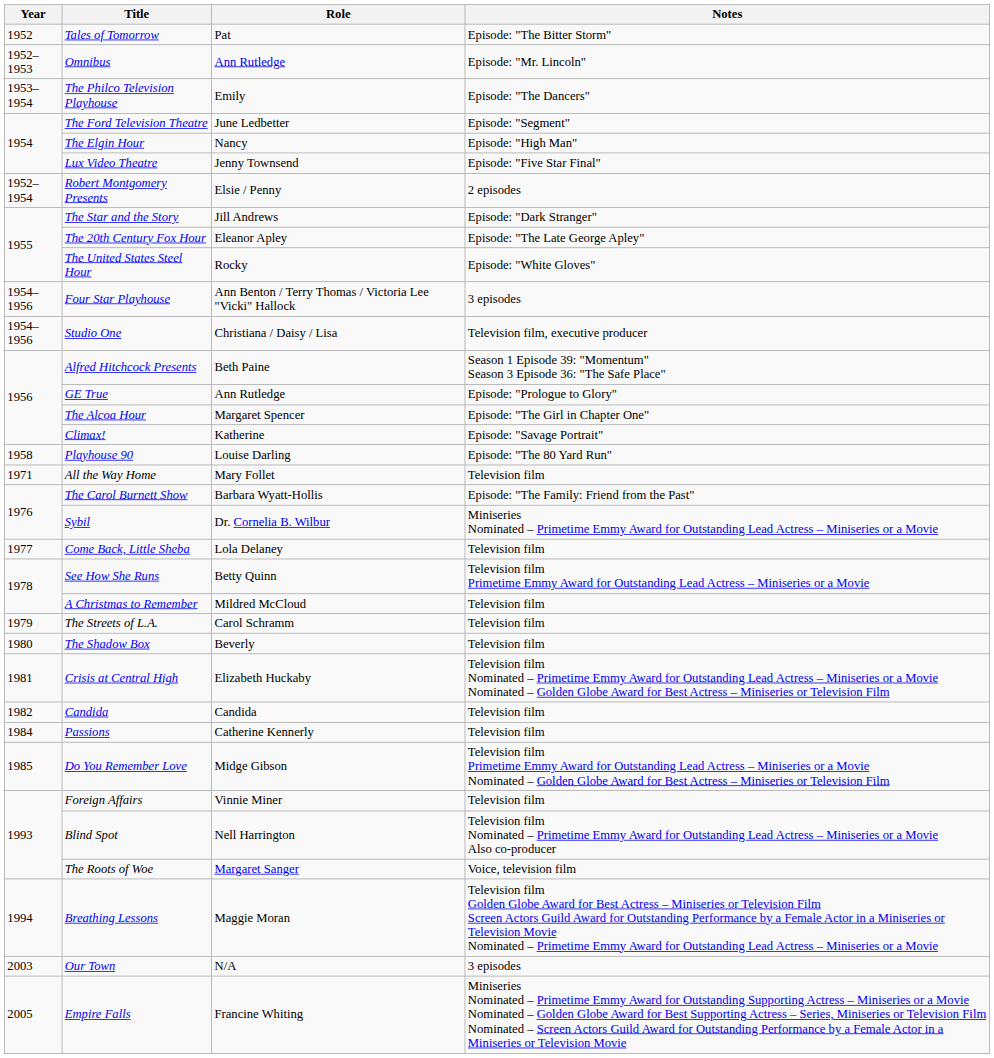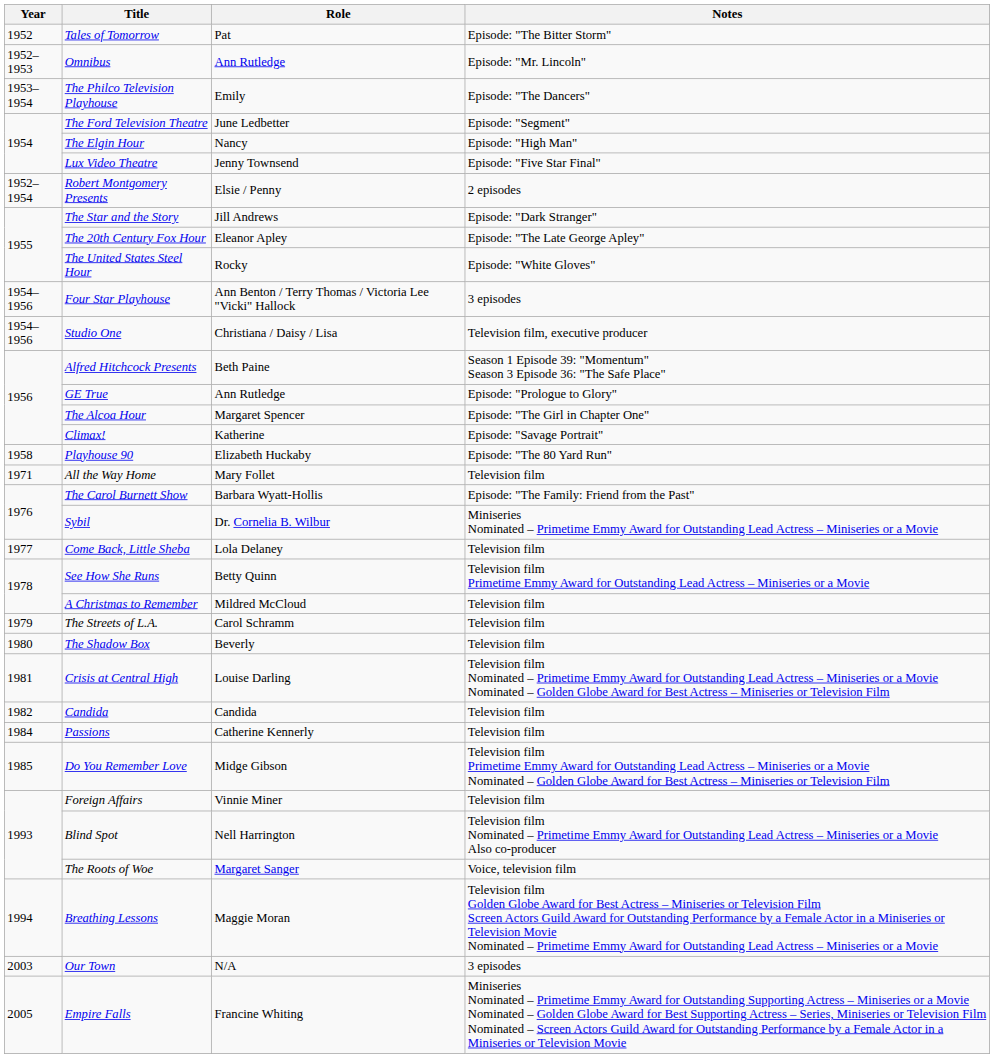(253, 454) Louise Darling -> (263, 454) Elizabeth Huckaby
(263, 677) Elizabeth Huckaby -> (253, 677) Louise Darling
